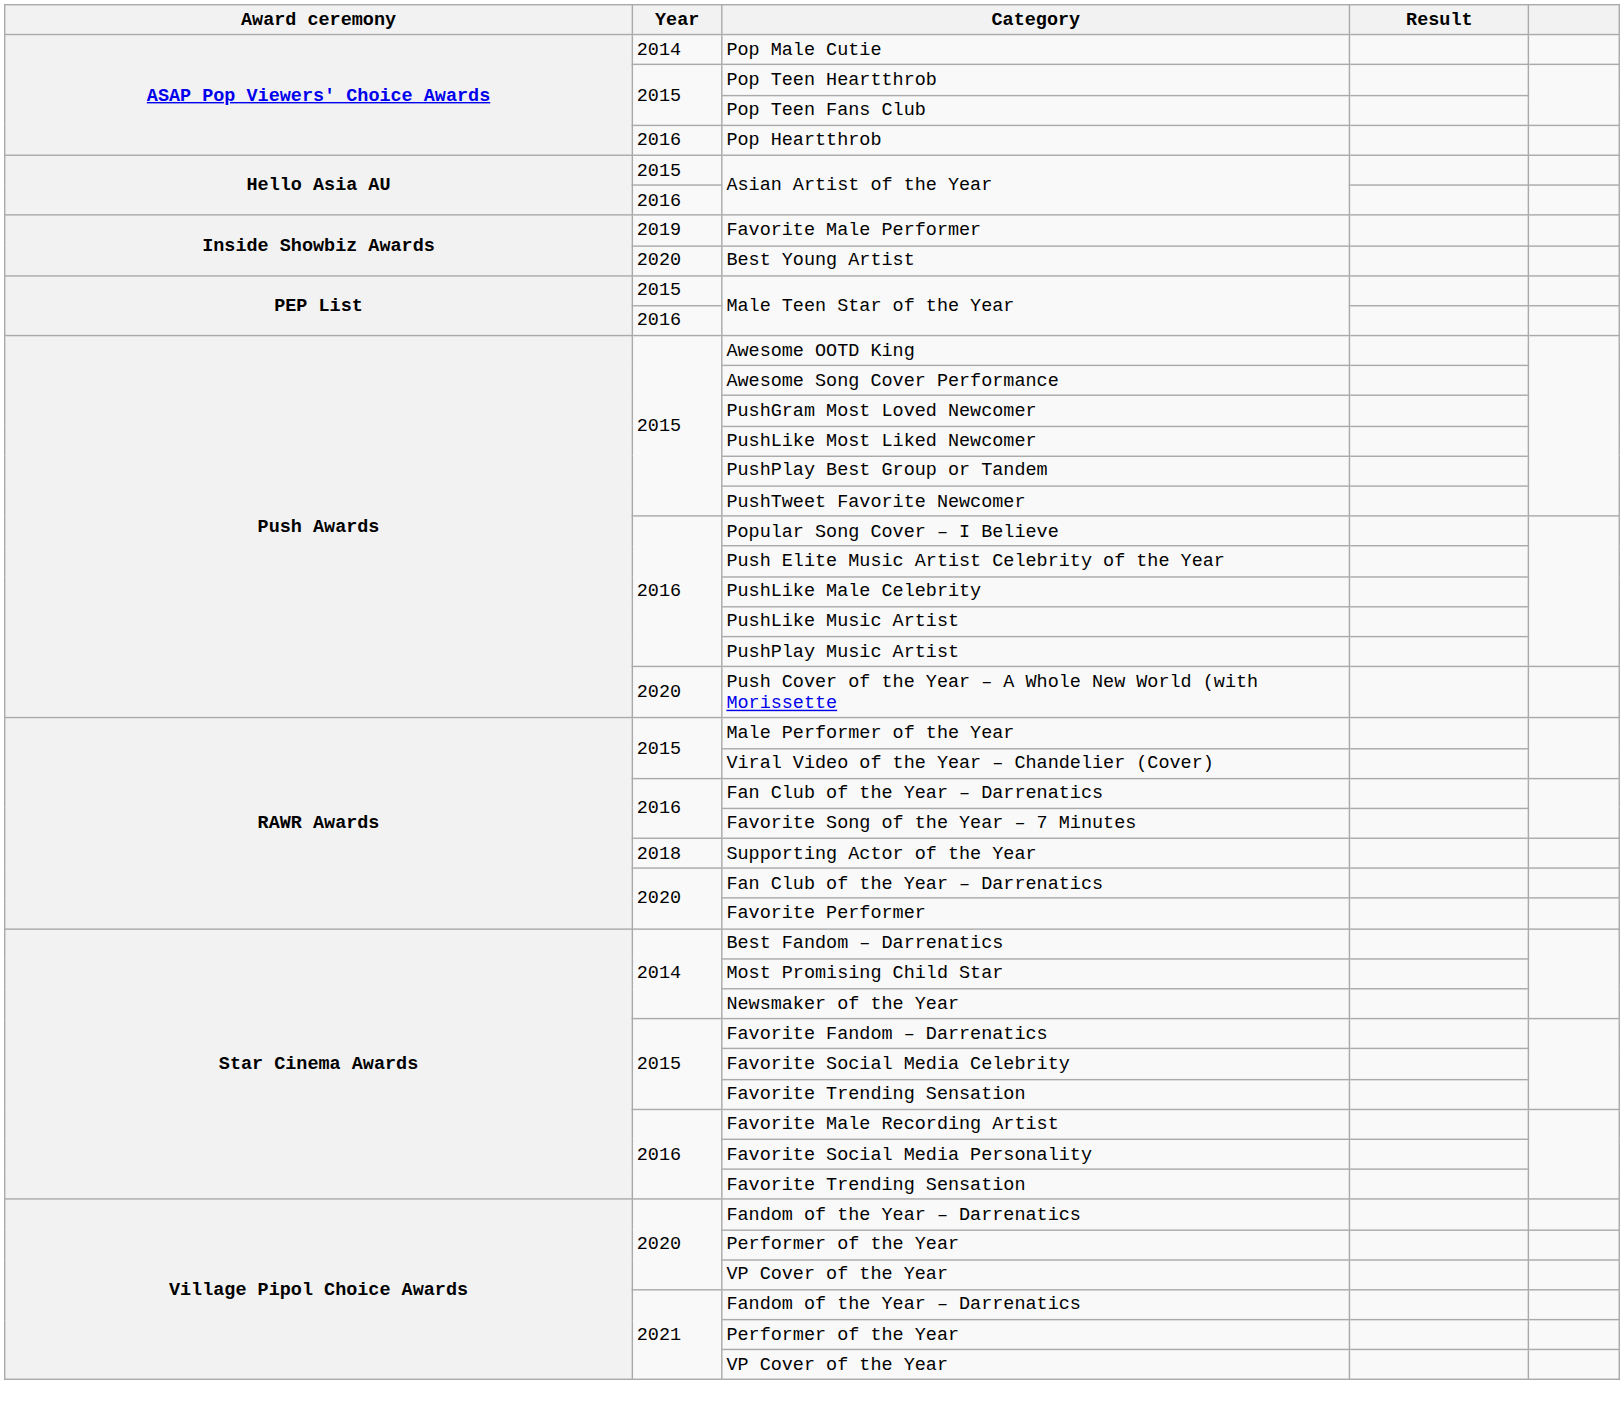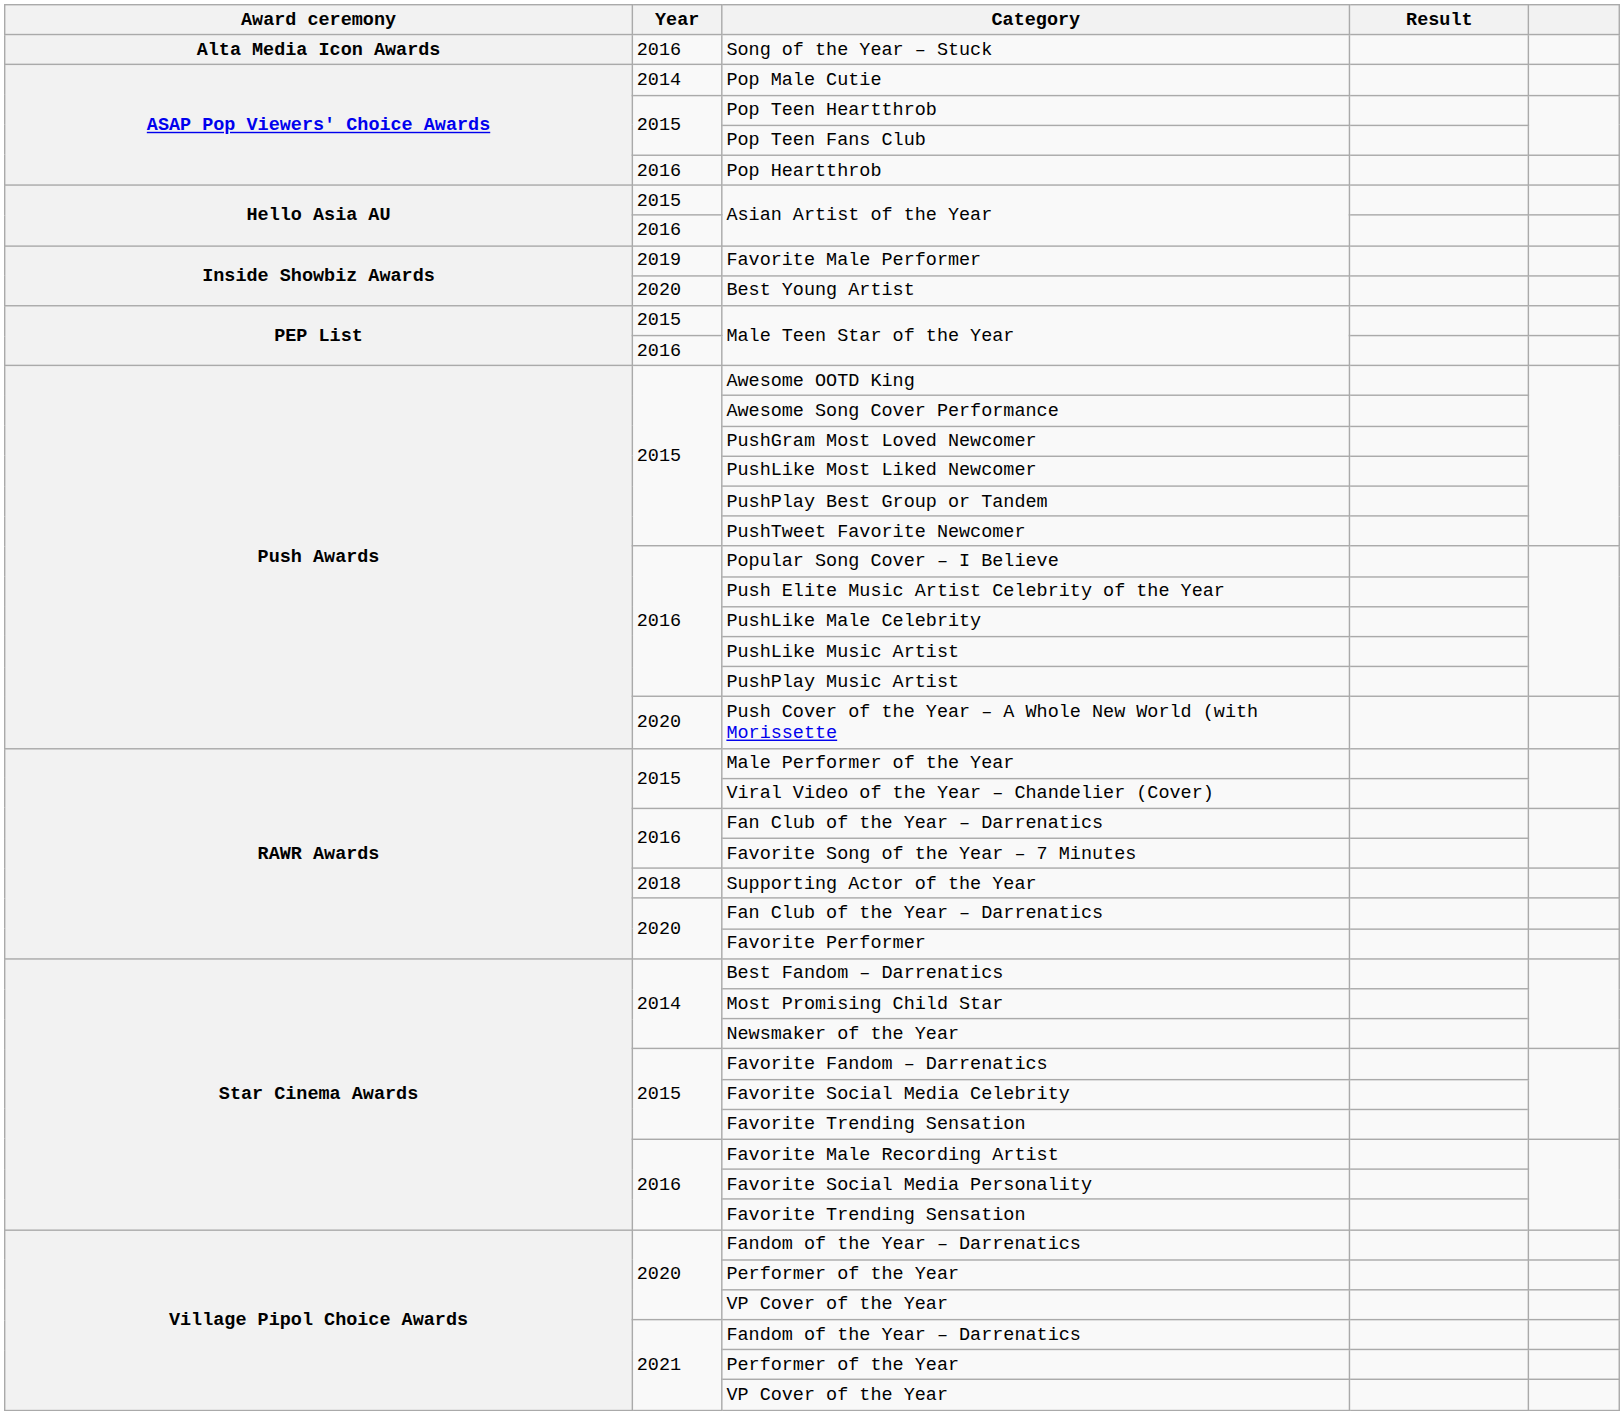+ row: (659, 50)
